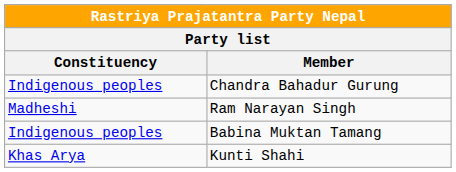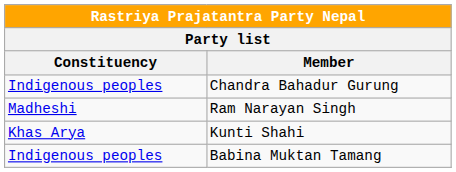rows swapped: (257, 156) <-> (296, 133)
